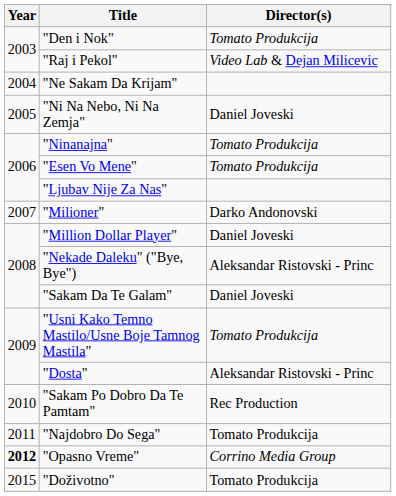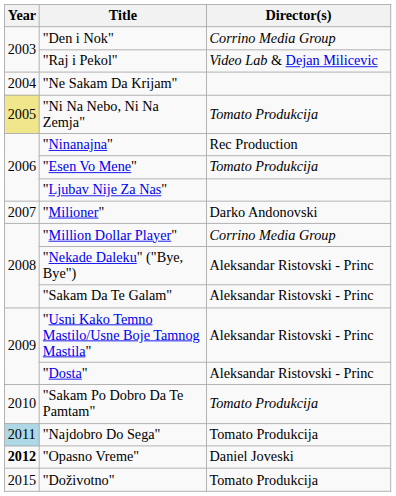(264, 38) Tomato Produkcija -> (273, 38) Corrino Media Group
(22, 114) no background -> (22, 114) khaki background
(252, 114) Daniel Joveski -> (264, 114) Tomato Produkcija
(264, 144) Tomato Produkcija -> (254, 144) Rec Production
(252, 235) Daniel Joveski -> (273, 235) Corrino Media Group
(252, 296) Daniel Joveski -> (292, 296) Aleksandar Ristovski - Princ
(264, 334) Tomato Produkcija -> (292, 334) Aleksandar Ristovski - Princ
(254, 404) Rec Production -> (264, 404) Tomato Produkcija
(22, 434) no background -> (22, 434) lightblue background
(273, 457) Corrino Media Group -> (252, 457) Daniel Joveski
